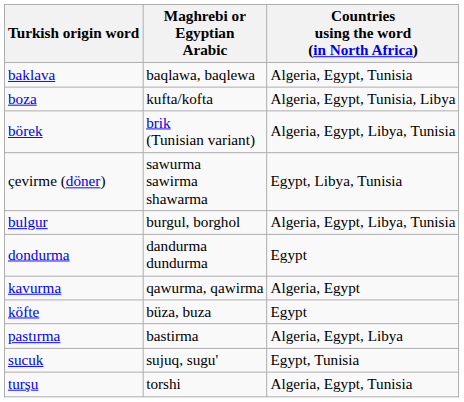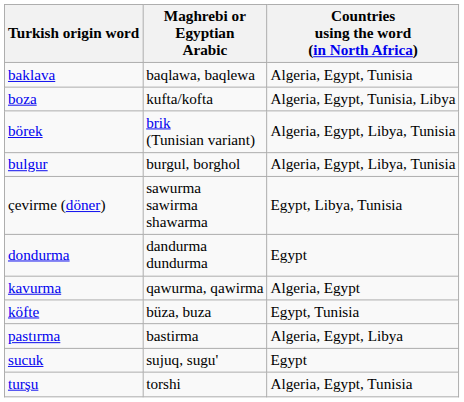rows swapped: (28, 222) <-> (57, 181)
(289, 312) Egypt -> (315, 312) Egypt, Tunisia
(315, 360) Egypt, Tunisia -> (289, 360) Egypt
